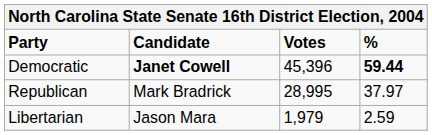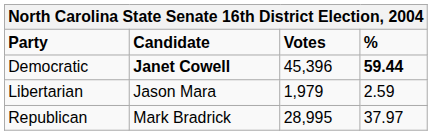rows swapped: (48, 92) <-> (46, 117)
